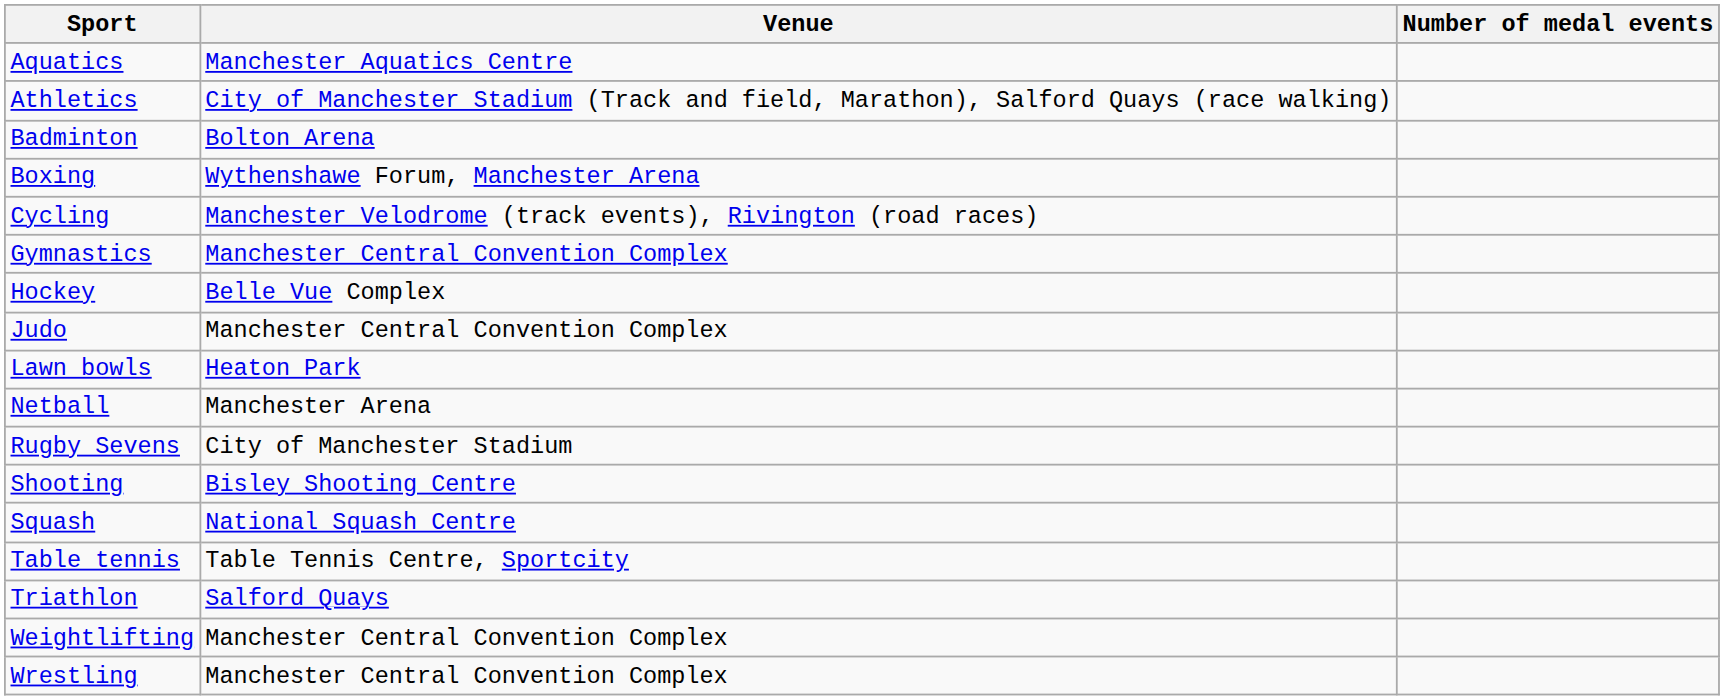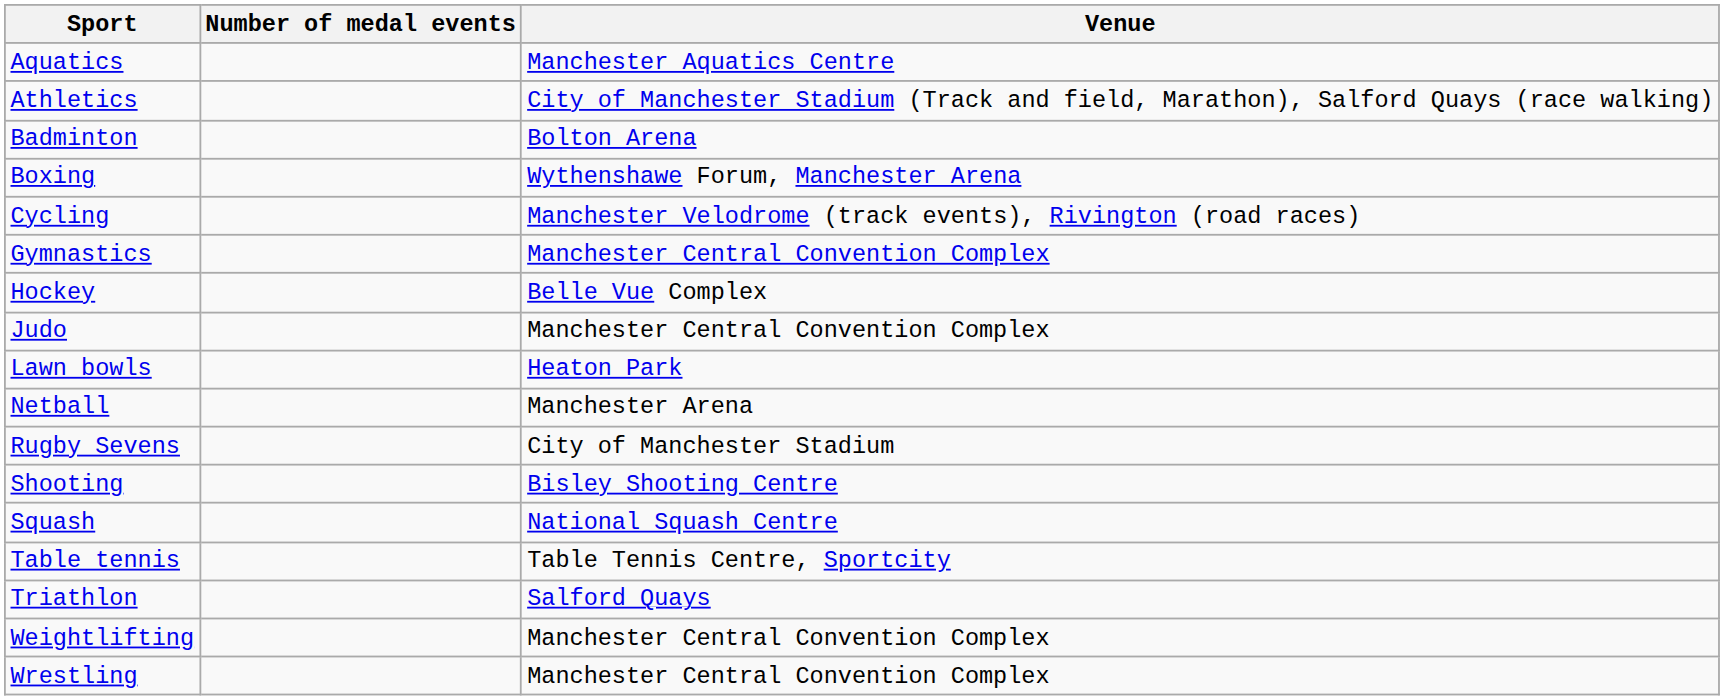columns swapped: (798, 24) <-> (1558, 24)
